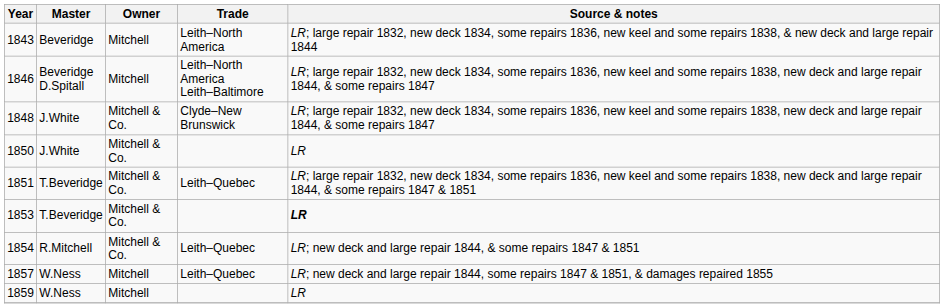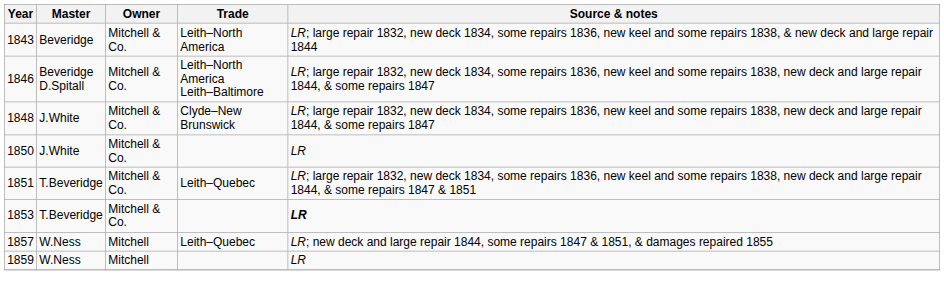(129, 39) Mitchell -> (134, 39) Mitchell & Co.
(129, 79) Mitchell -> (134, 79) Mitchell & Co.
- row: (20, 248)
